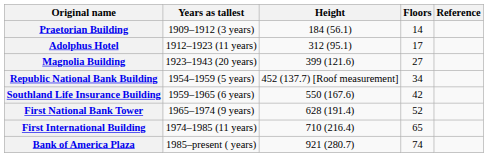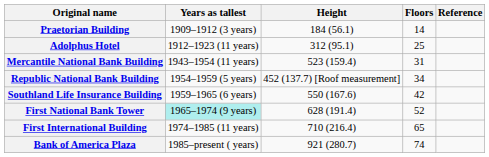(417, 45) 17 -> (419, 45) 25
- row: (84, 62)
+ row: (85, 62)
(211, 111) no background -> (213, 111) paleturquoise background
